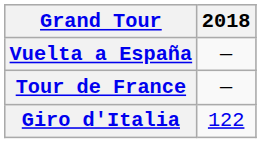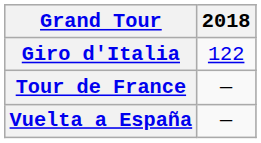rows swapped: (101, 120) <-> (101, 54)
